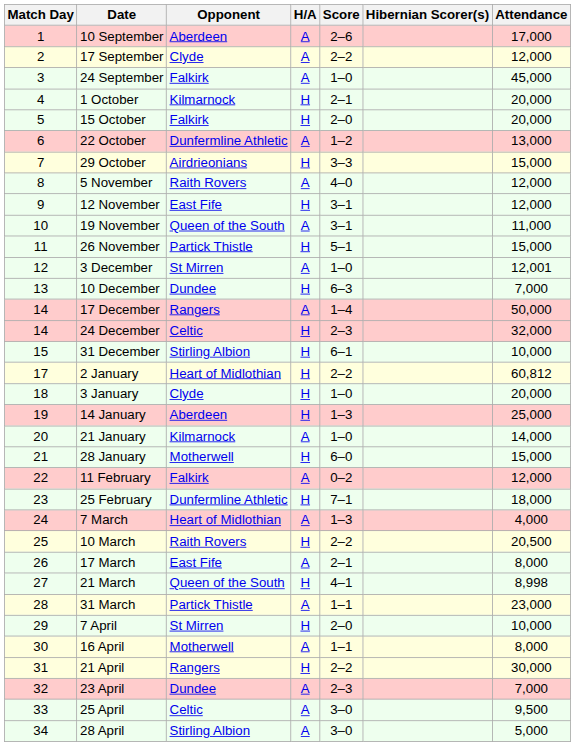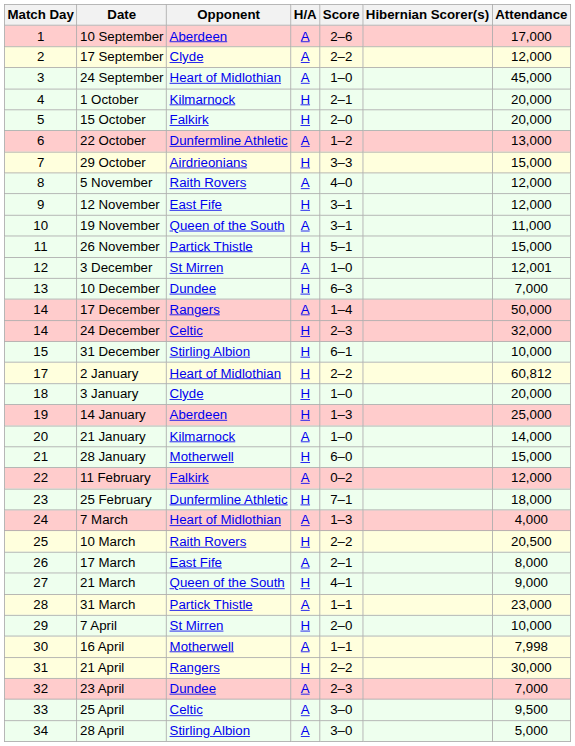(189, 78) Falkirk -> (225, 78) Heart of Midlothian
(531, 583) 8,998 -> (531, 583) 9,000
(531, 646) 8,000 -> (531, 646) 7,998
